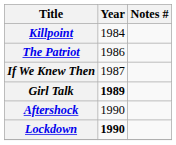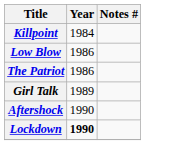+ row: (36, 52)
- row: (51, 71)
(113, 91) bold -> (82, 91) normal
